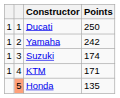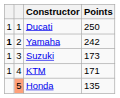(9, 41) normal -> (9, 41) bold
(92, 56) 174 -> (92, 56) 173
